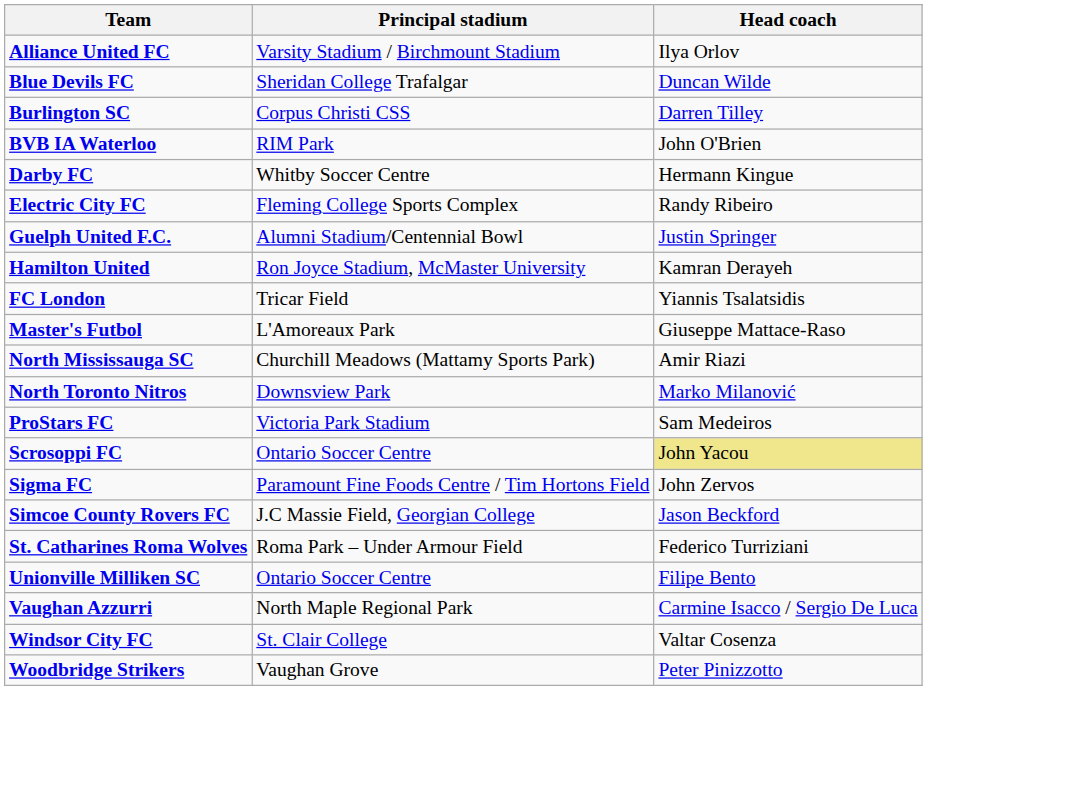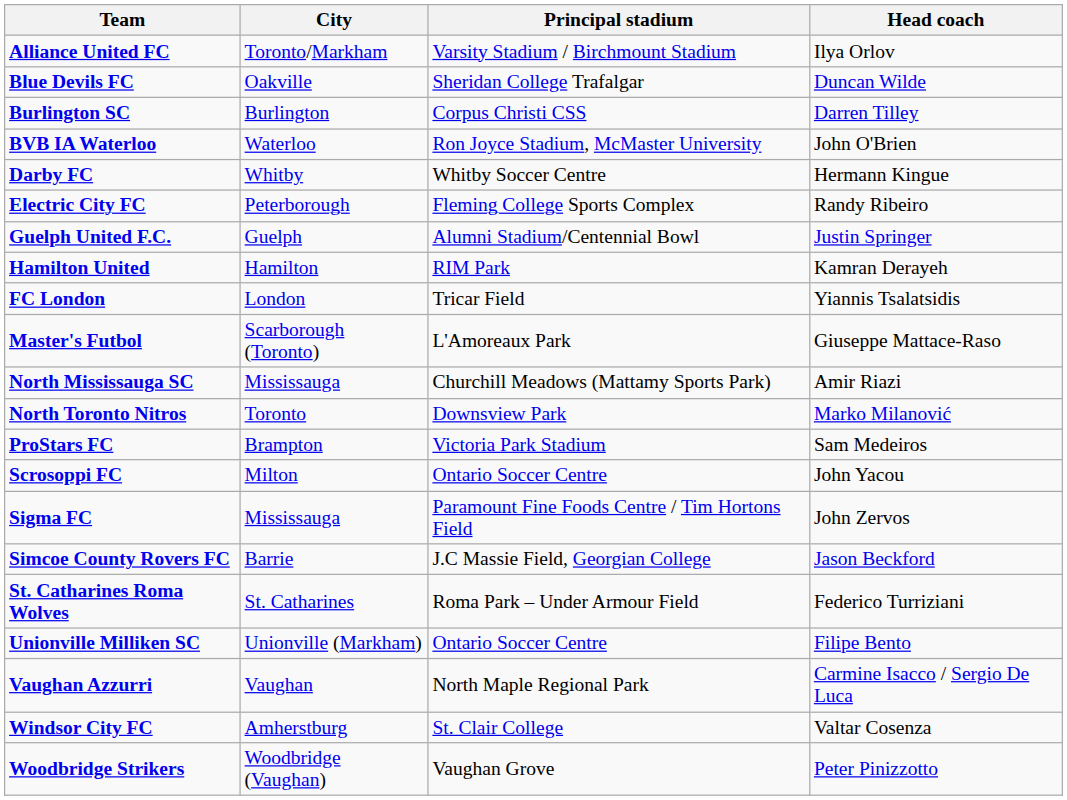+ column: (334, 19)
(295, 143) RIM Park -> (597, 143) Ron Joyce Stadium, McMaster University
(421, 267) Ron Joyce Stadium, McMaster University -> (471, 267) RIM Park
(703, 453) khaki background -> (859, 475) no background
